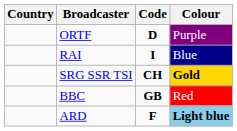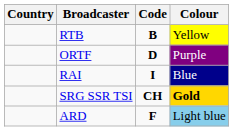+ row: (72, 34)
- row: (72, 95)
(201, 116) bold -> (199, 116) normal
